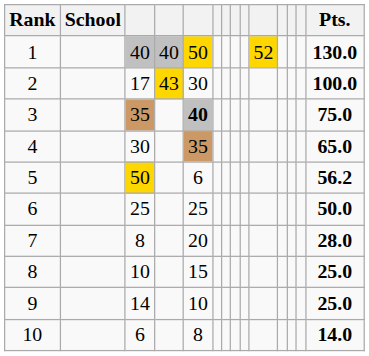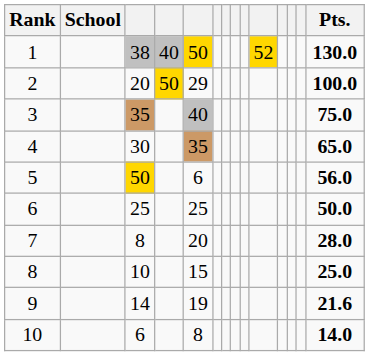(140, 51) 40 -> (140, 51) 38
(140, 83) 17 -> (140, 83) 20
(169, 83) 43 -> (169, 83) 50
(198, 83) 30 -> (198, 83) 29
(198, 114) bold -> (198, 114) normal
(335, 177) 56.2 -> (335, 177) 56.0
(198, 303) 10 -> (198, 303) 19
(335, 303) 25.0 -> (335, 303) 21.6
